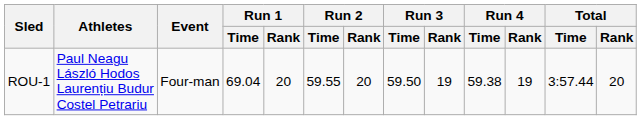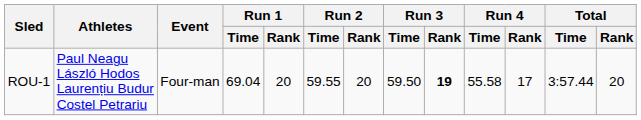(444, 82) normal -> (444, 82) bold
(485, 82) 59.38 -> (485, 82) 55.58
(525, 82) 19 -> (525, 82) 17
